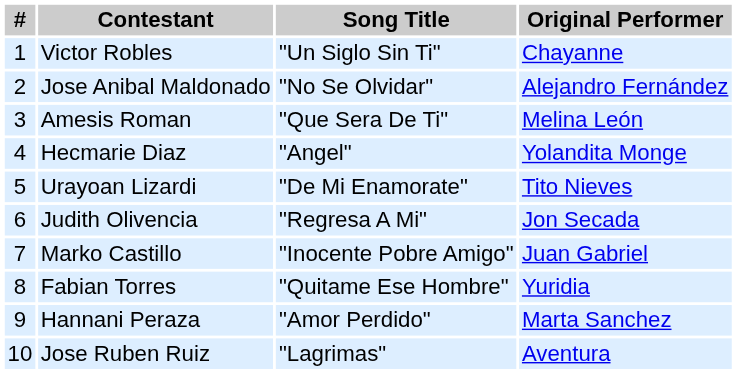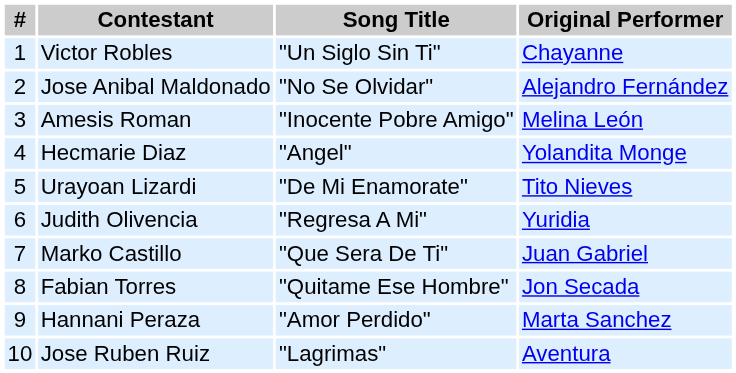(363, 119) "Que Sera De Ti" -> (396, 119) "Inocente Pobre Amigo"
(581, 220) Jon Secada -> (556, 220) Yuridia
(396, 253) "Inocente Pobre Amigo" -> (363, 253) "Que Sera De Ti"
(556, 286) Yuridia -> (581, 286) Jon Secada
